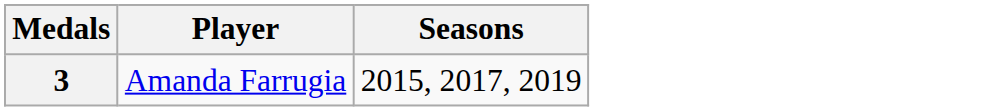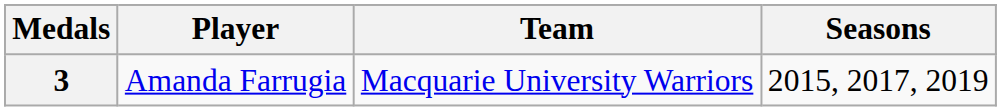+ column: (557, 29)
